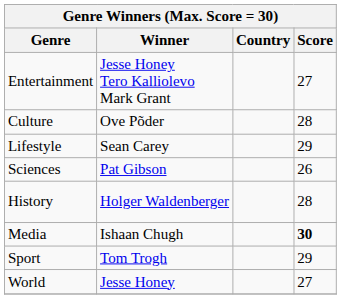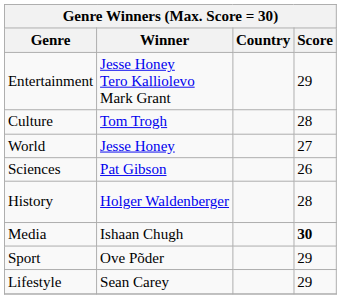(305, 81) 27 -> (305, 81) 29
(132, 121) Ove Põder -> (134, 121) Tom Trogh
rows swapped: (35, 145) <-> (27, 281)
(134, 258) Tom Trogh -> (132, 258) Ove Põder
